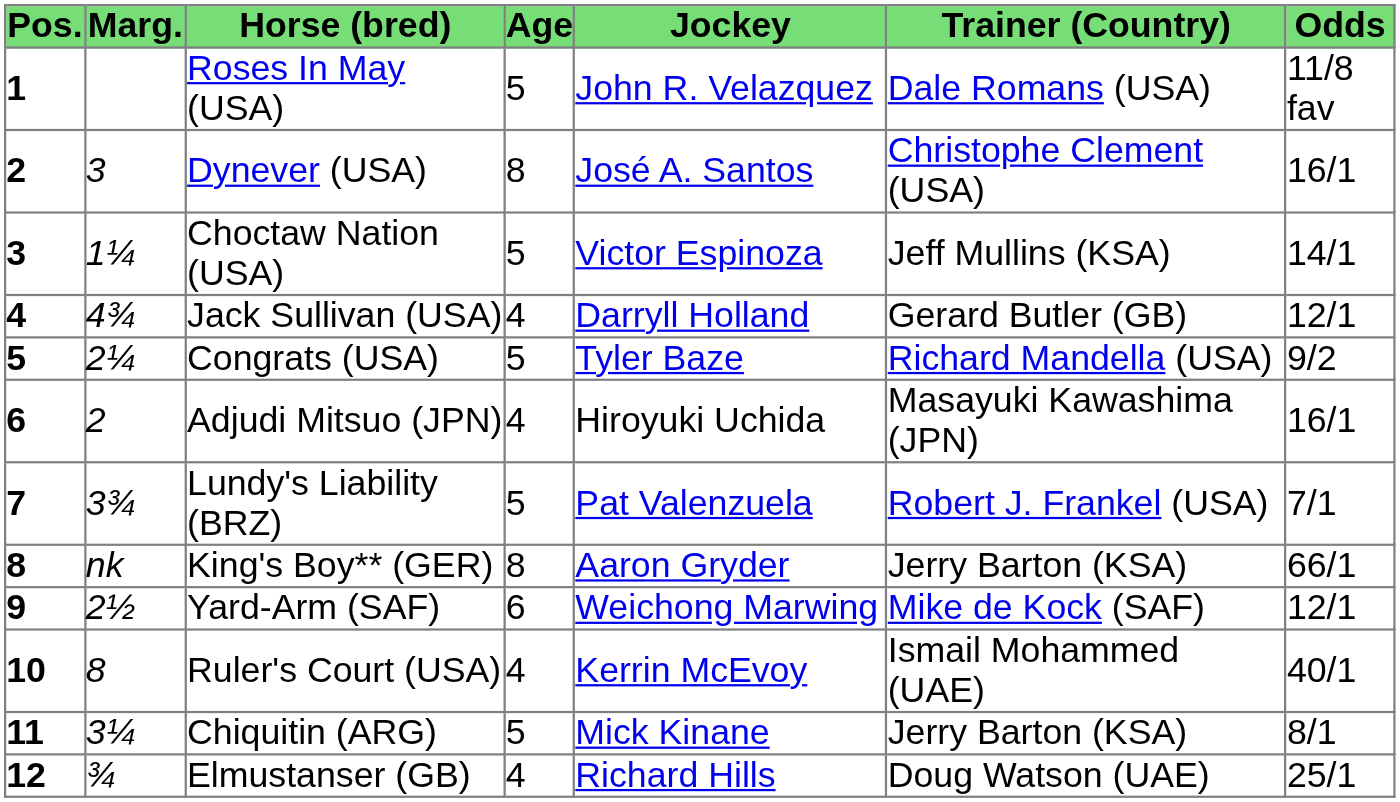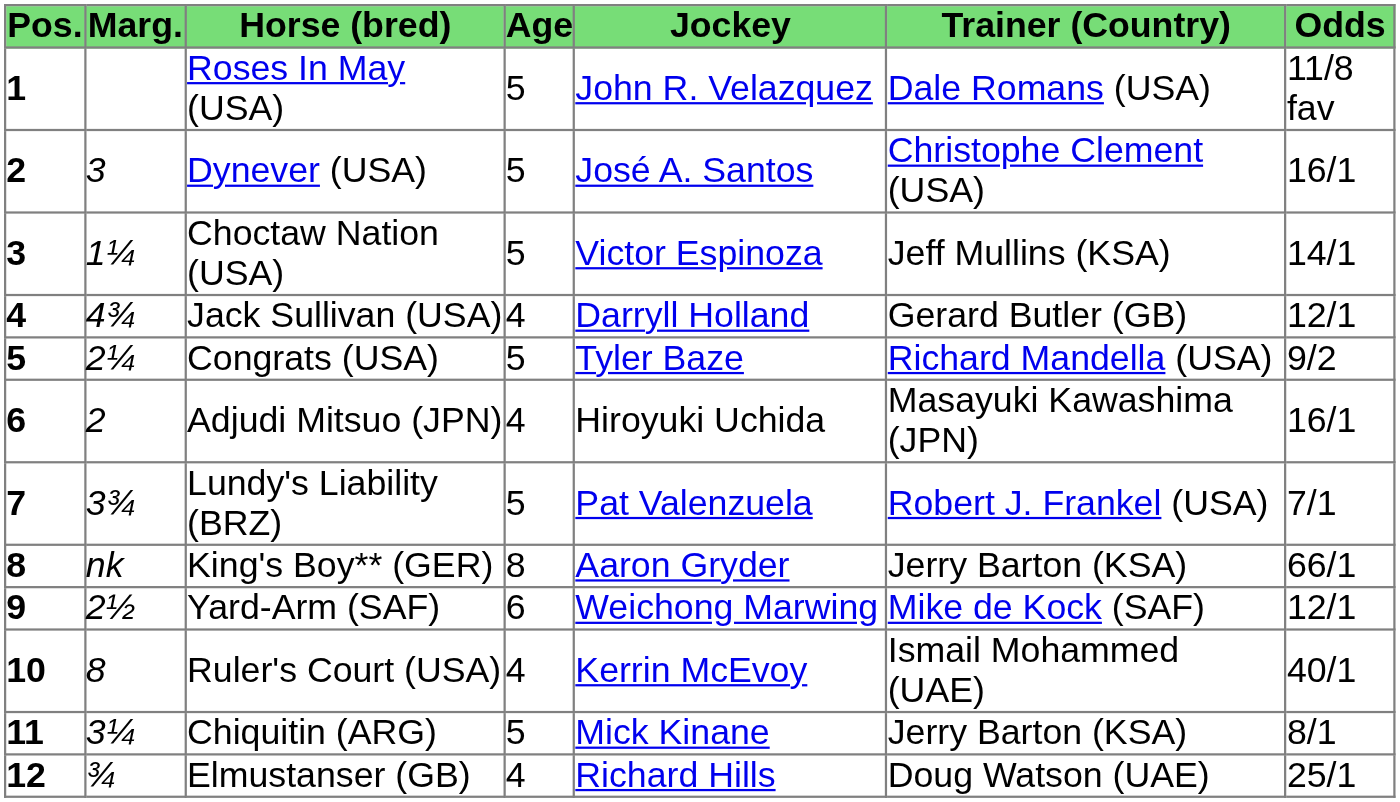(516, 170) 8 -> (516, 170) 5
